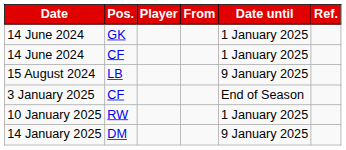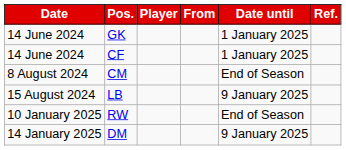+ row: (48, 74)
- row: (51, 94)
(265, 114) 1 January 2025 -> (263, 114) End of Season
